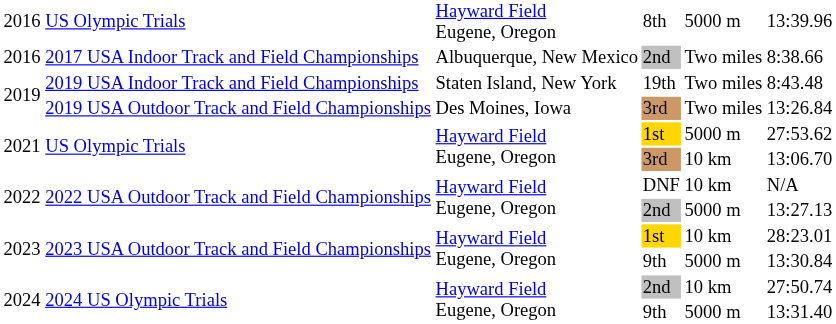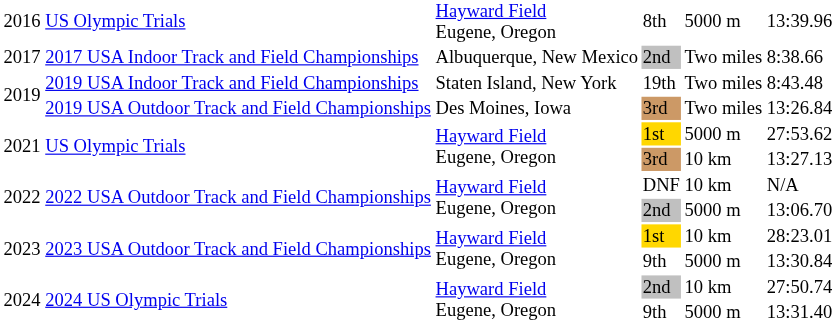(22, 57) 2016 -> (22, 57) 2017
(799, 159) 13:06.70 -> (799, 159) 13:27.13
(799, 210) 13:27.13 -> (799, 210) 13:06.70
